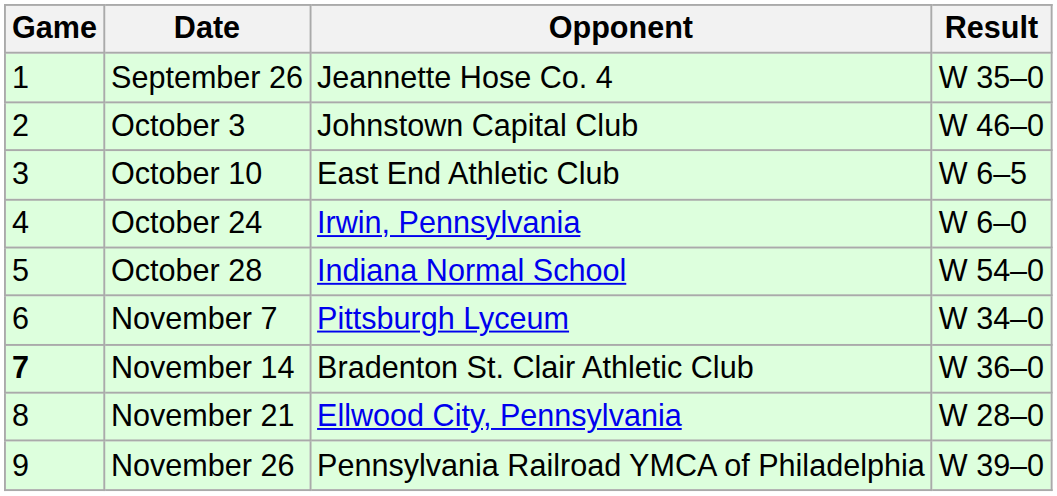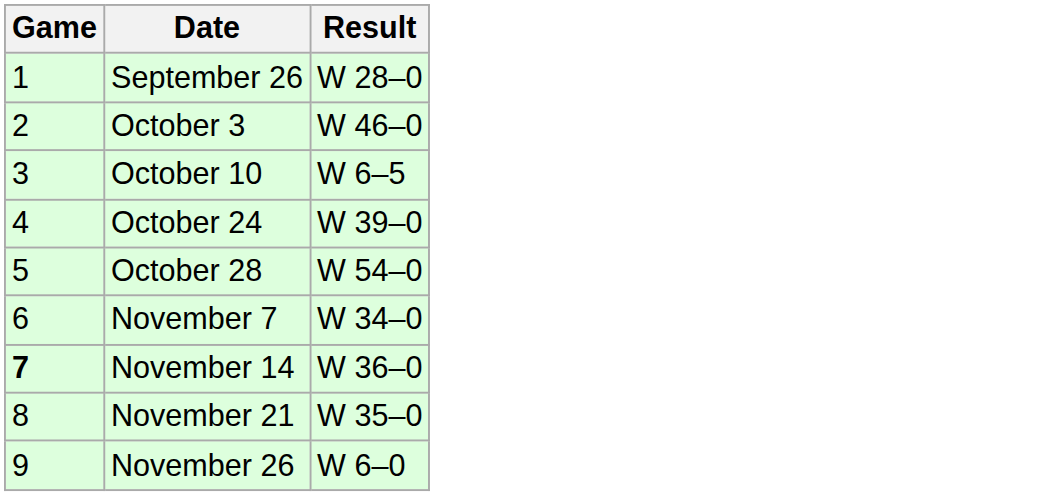- column: (621, 28)
(991, 77) W 35–0 -> (370, 77) W 28–0
(983, 222) W 6–0 -> (370, 222) W 39–0
(991, 416) W 28–0 -> (370, 416) W 35–0
(991, 464) W 39–0 -> (361, 464) W 6–0
